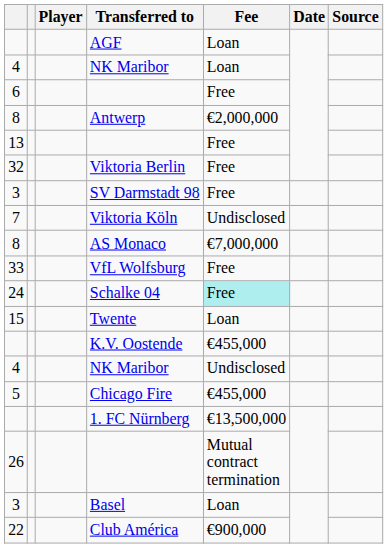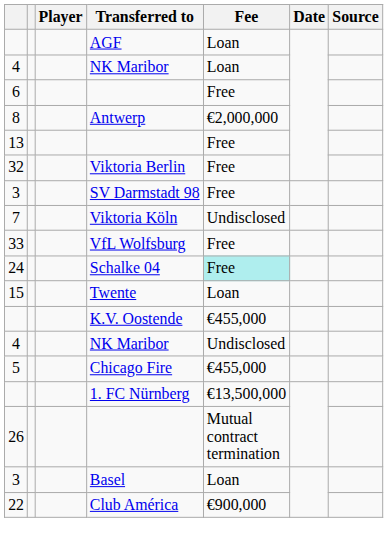- row: (16, 243)
